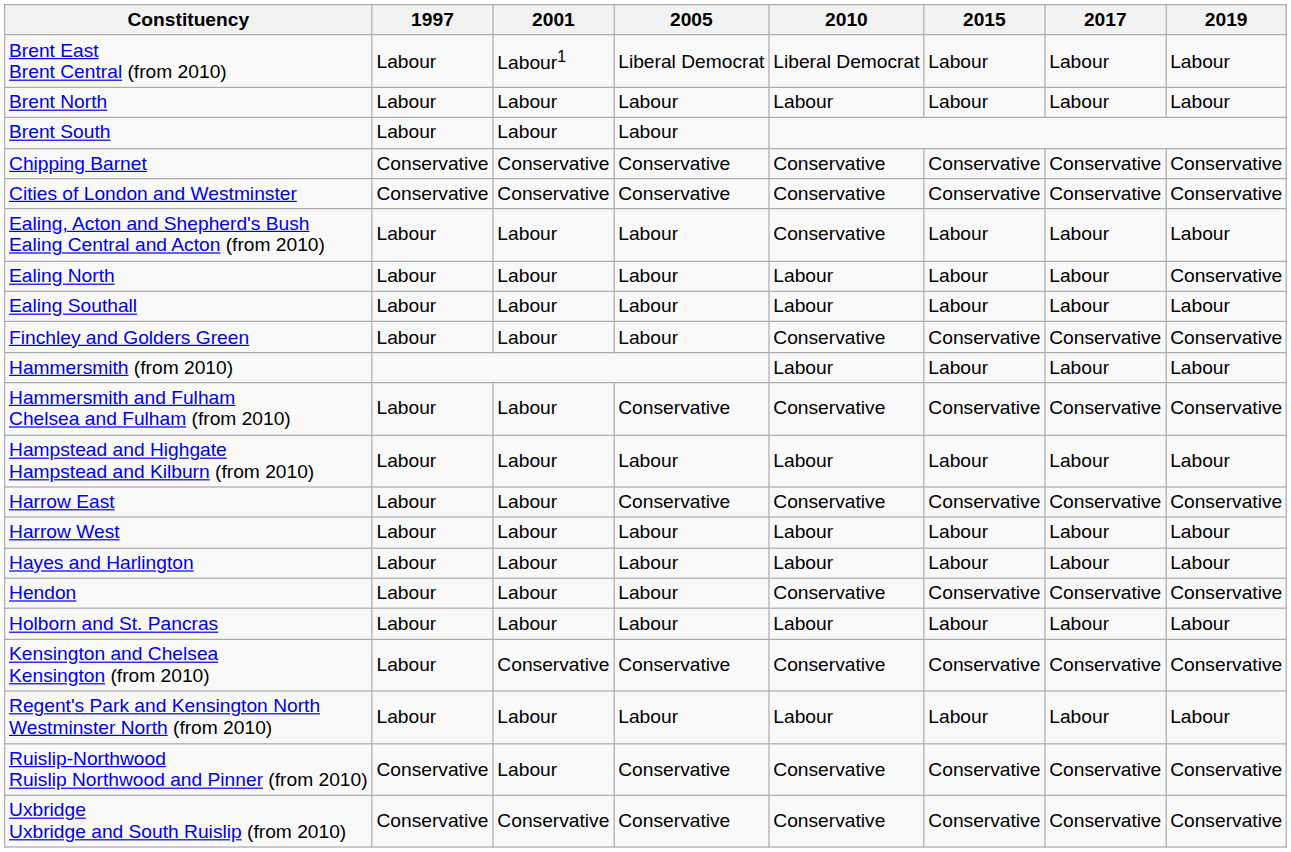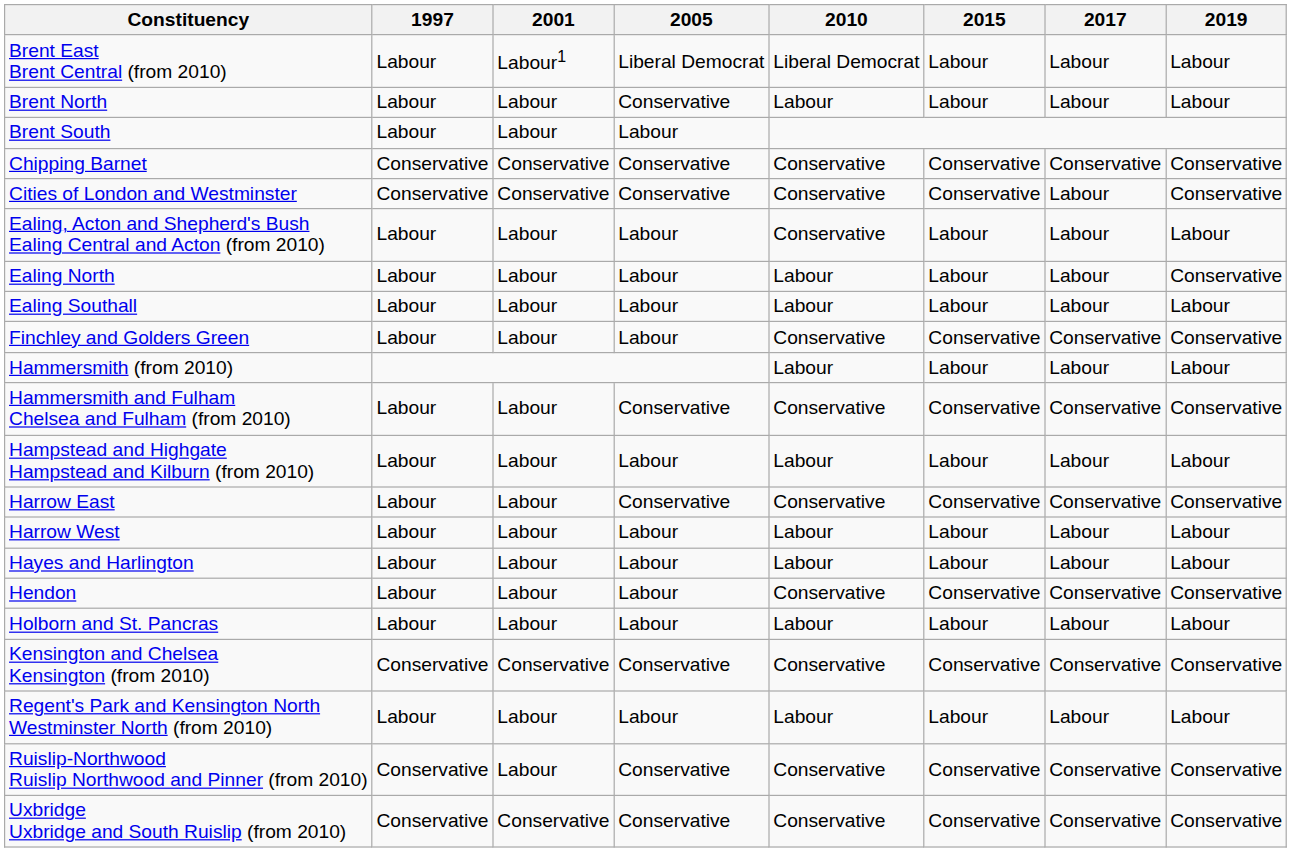(648, 102) Labour -> (674, 102) Conservative
(1105, 193) Conservative -> (1079, 193) Labour
(406, 665) Labour -> (432, 665) Conservative
